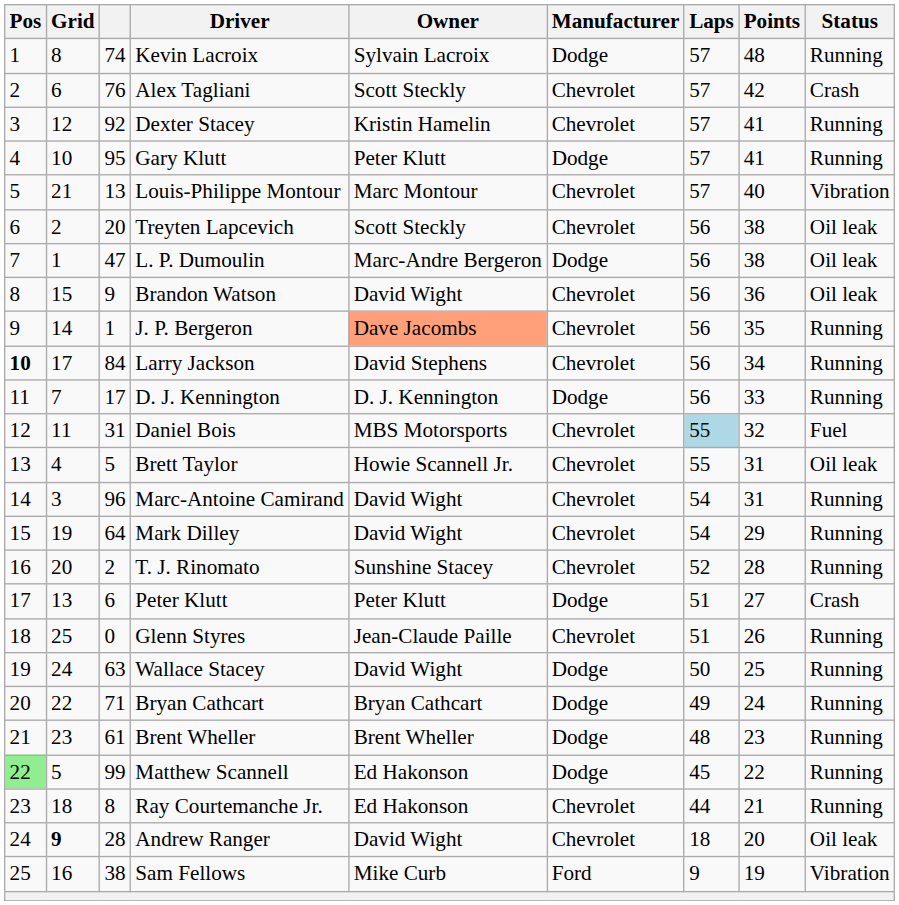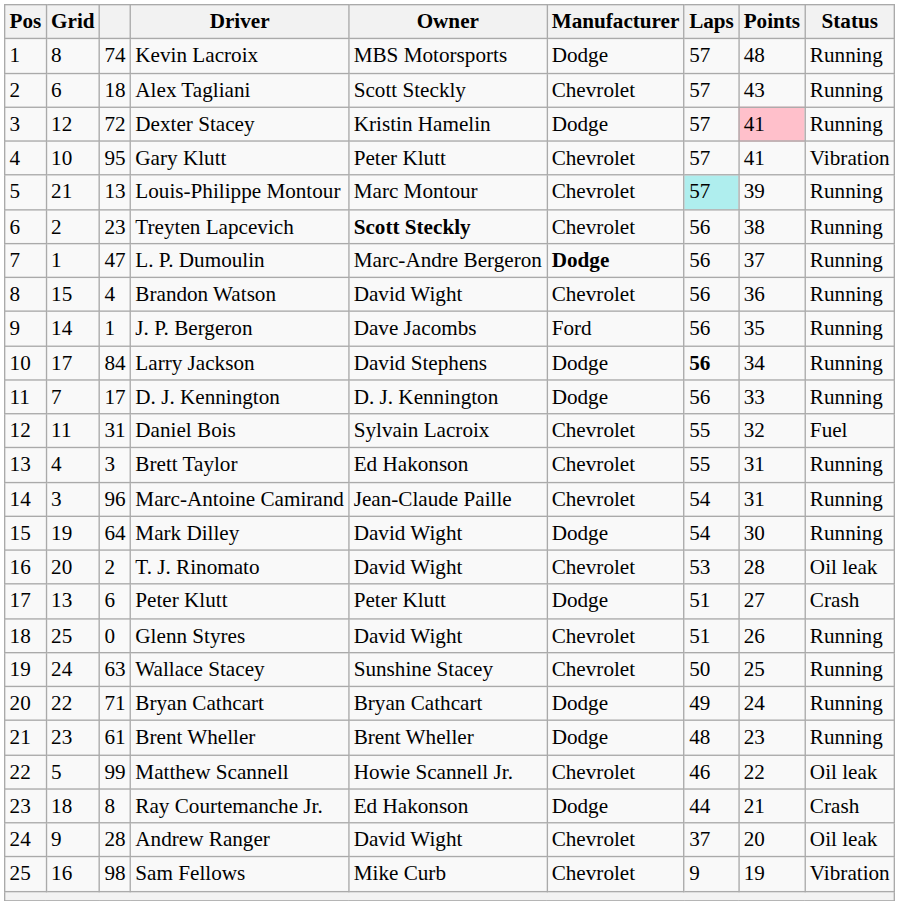(422, 55) Sylvain Lacroix -> (430, 55) MBS Motorsports
(115, 89) 76 -> (115, 89) 18
(754, 89) 42 -> (754, 89) 43
(835, 89) Crash -> (846, 89) Running
(115, 123) 92 -> (115, 123) 72
(593, 123) Chevrolet -> (580, 123) Dodge
(754, 123) no background -> (754, 123) pink background
(580, 157) Dodge -> (593, 157) Chevrolet
(846, 157) Running -> (850, 157) Vibration
(700, 191) no background -> (700, 191) paleturquoise background
(754, 191) 40 -> (754, 191) 39
(850, 191) Vibration -> (846, 191) Running
(115, 225) 20 -> (115, 225) 23
(410, 225) normal -> (412, 225) bold
(844, 225) Oil leak -> (846, 225) Running
(580, 259) normal -> (580, 259) bold
(754, 259) 38 -> (754, 259) 37
(844, 259) Oil leak -> (846, 259) Running
(110, 293) 9 -> (110, 293) 4
(844, 293) Oil leak -> (846, 293) Running
(415, 328) lightsalmon background -> (415, 328) no background
(593, 328) Chevrolet -> (572, 328) Ford
(20, 362) bold -> (20, 362) normal
(593, 362) Chevrolet -> (580, 362) Dodge
(700, 362) normal -> (700, 362) bold
(430, 430) MBS Motorsports -> (422, 430) Sylvain Lacroix
(700, 430) lightblue background -> (700, 430) no background
(110, 464) 5 -> (110, 464) 3
(433, 464) Howie Scannell Jr. -> (411, 464) Ed Hakonson
(844, 464) Oil leak -> (846, 464) Running
(408, 498) David Wight -> (433, 498) Jean-Claude Paille
(593, 532) Chevrolet -> (580, 532) Dodge
(754, 532) 29 -> (754, 532) 30
(423, 566) Sunshine Stacey -> (408, 566) David Wight
(700, 566) 52 -> (700, 566) 53
(846, 566) Running -> (844, 566) Oil leak
(433, 634) Jean-Claude Paille -> (408, 634) David Wight
(408, 668) David Wight -> (423, 668) Sunshine Stacey
(580, 668) Dodge -> (593, 668) Chevrolet
(20, 771) lightgreen background -> (20, 771) no background
(411, 771) Ed Hakonson -> (433, 771) Howie Scannell Jr.
(580, 771) Dodge -> (593, 771) Chevrolet
(700, 771) 45 -> (700, 771) 46
(846, 771) Running -> (844, 771) Oil leak
(593, 805) Chevrolet -> (580, 805) Dodge
(846, 805) Running -> (835, 805) Crash
(56, 839) bold -> (56, 839) normal
(700, 839) 18 -> (700, 839) 37
(115, 873) 38 -> (115, 873) 98
(572, 873) Ford -> (593, 873) Chevrolet
